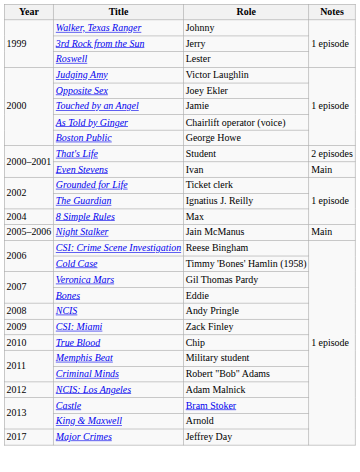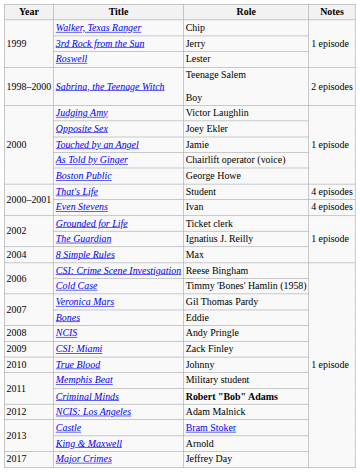(200, 28) Johnny -> (195, 28) Chip
+ row: (110, 86)
(332, 153) 2 episodes -> (332, 192) 4 episodes
(322, 169) Main -> (332, 207) 4 episodes
- row: (82, 232)
(195, 342) Chip -> (200, 365) Johnny
(228, 374) normal -> (232, 396) bold
